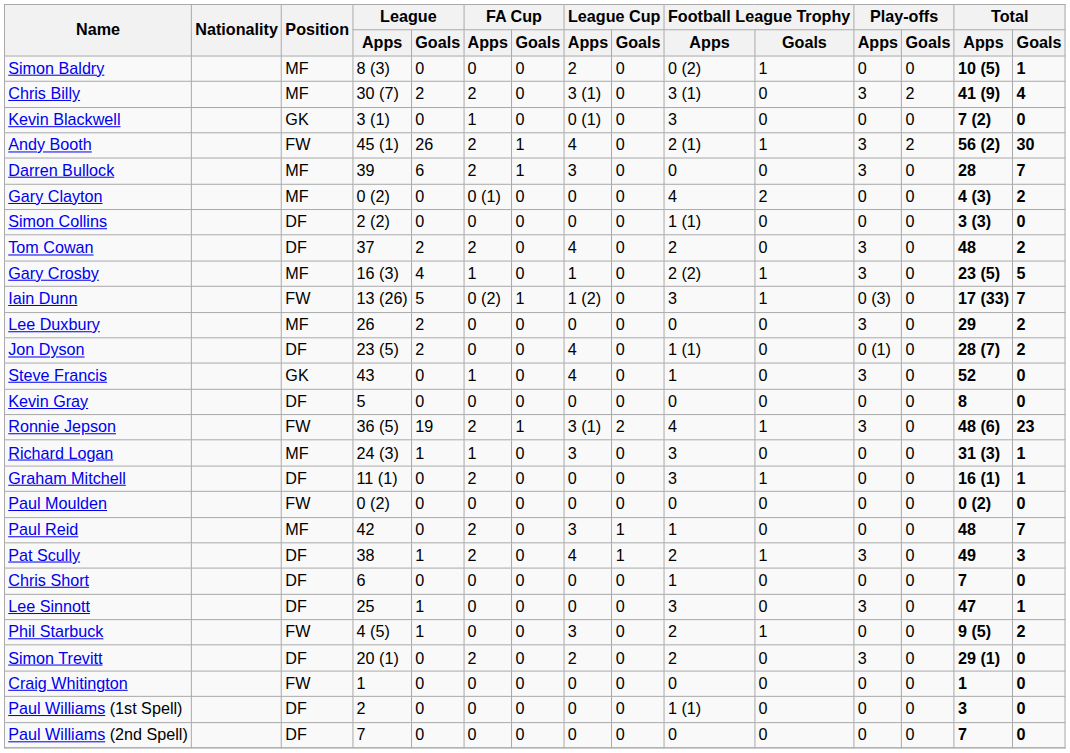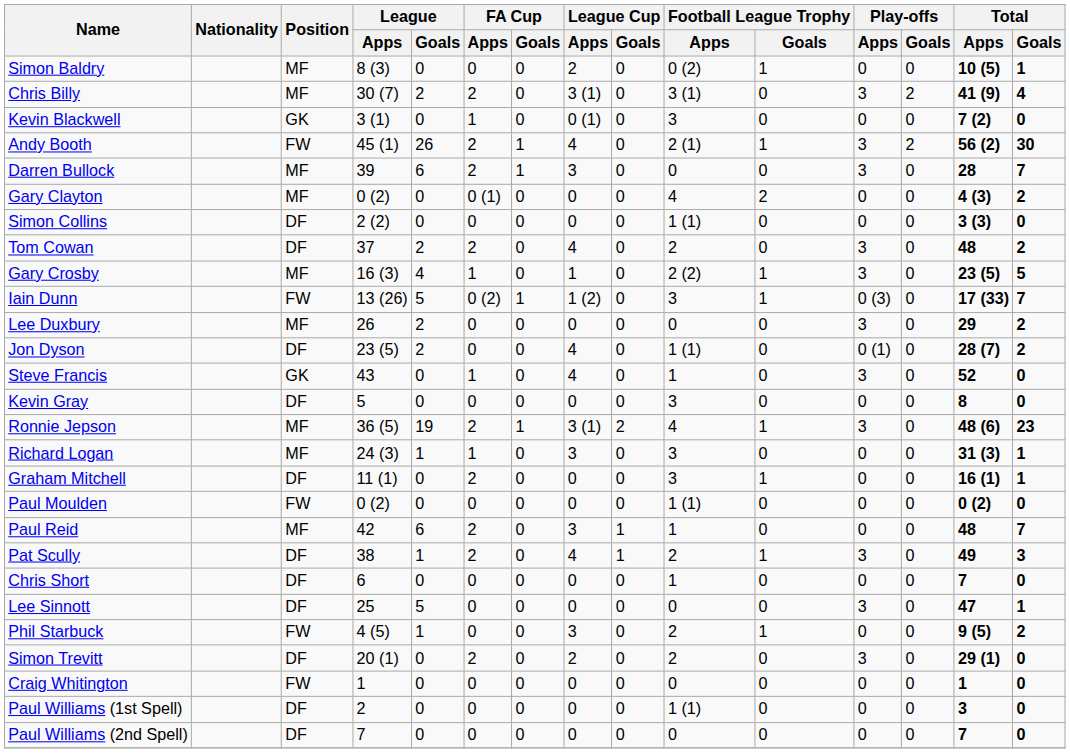(672, 401) 0 -> (672, 401) 3
(298, 427) FW -> (297, 427) MF
(672, 504) 0 -> (685, 504) 1 (1)
(420, 529) 0 -> (420, 529) 6
(420, 606) 1 -> (420, 606) 5
(672, 606) 3 -> (672, 606) 0
